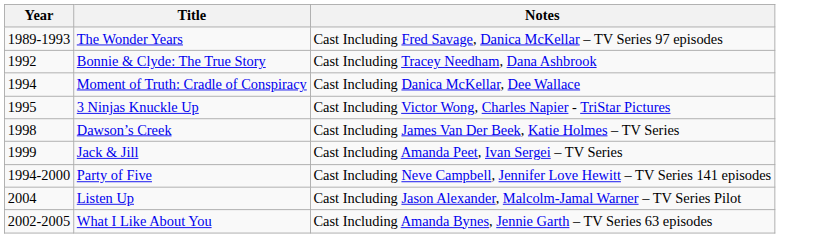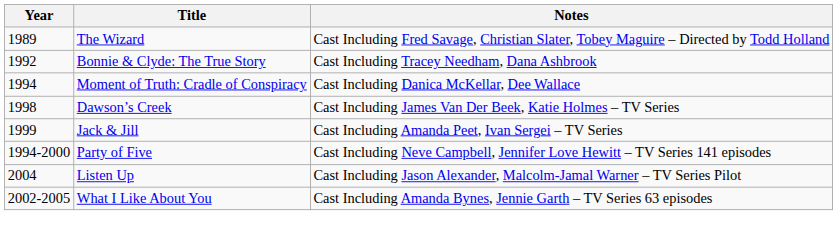+ row: (111, 38)
- row: (130, 38)
- row: (138, 107)
